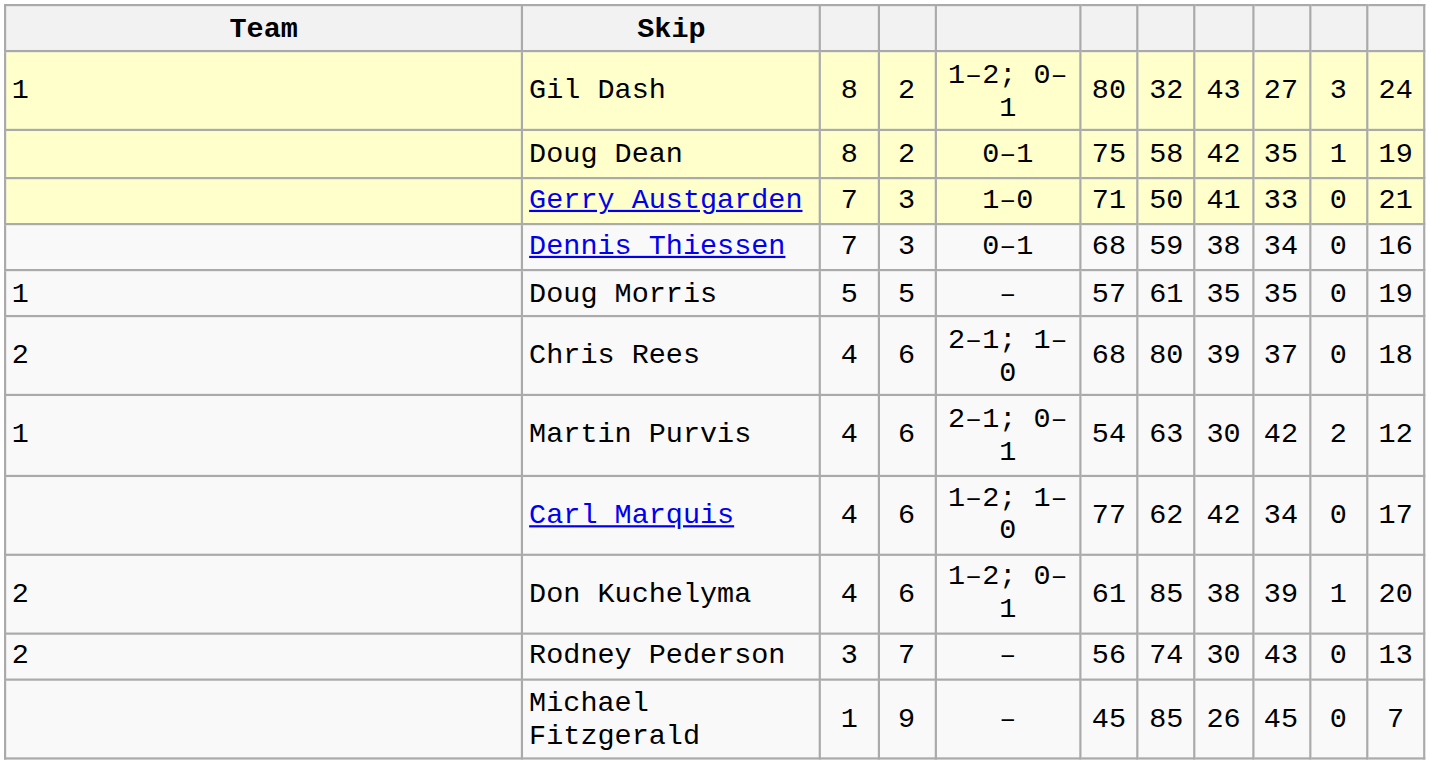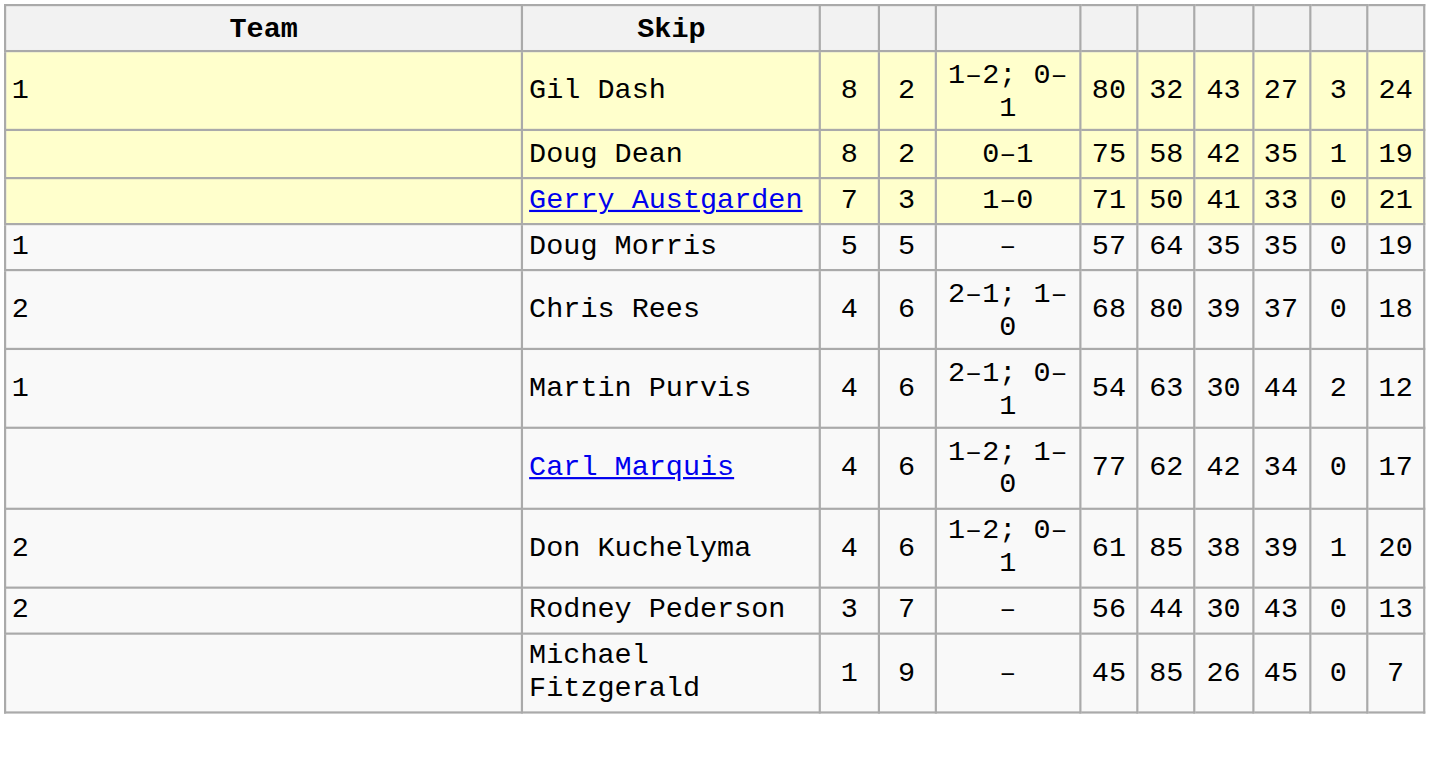- row: (657, 247)
(1166, 293) 61 -> (1166, 247) 64
(1281, 435) 42 -> (1281, 389) 44
(1166, 657) 74 -> (1166, 610) 44
